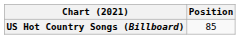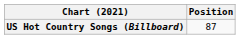(211, 27) 85 -> (211, 27) 87
